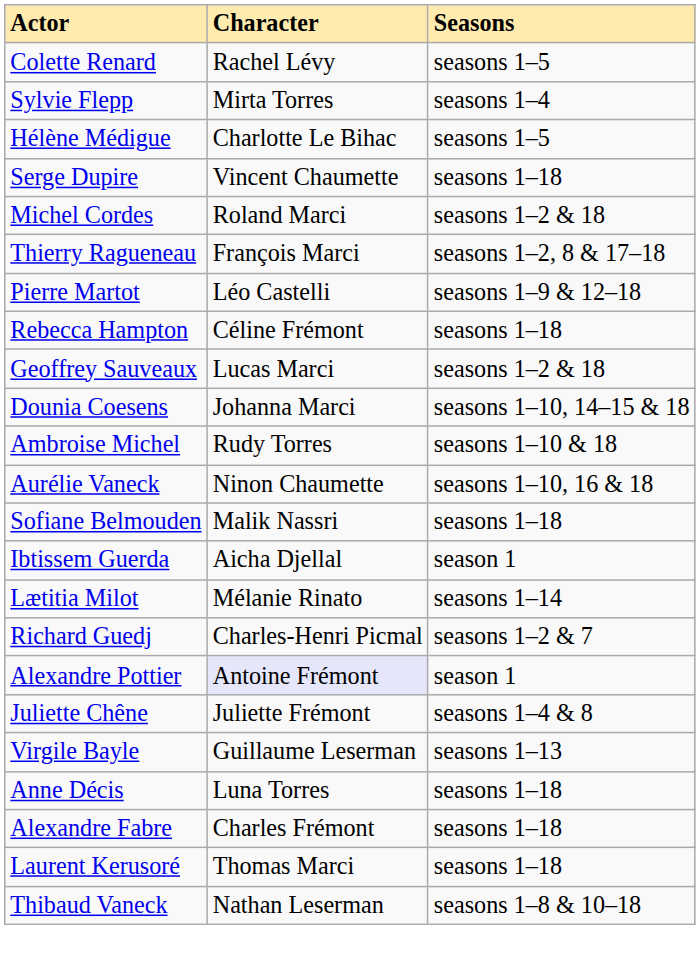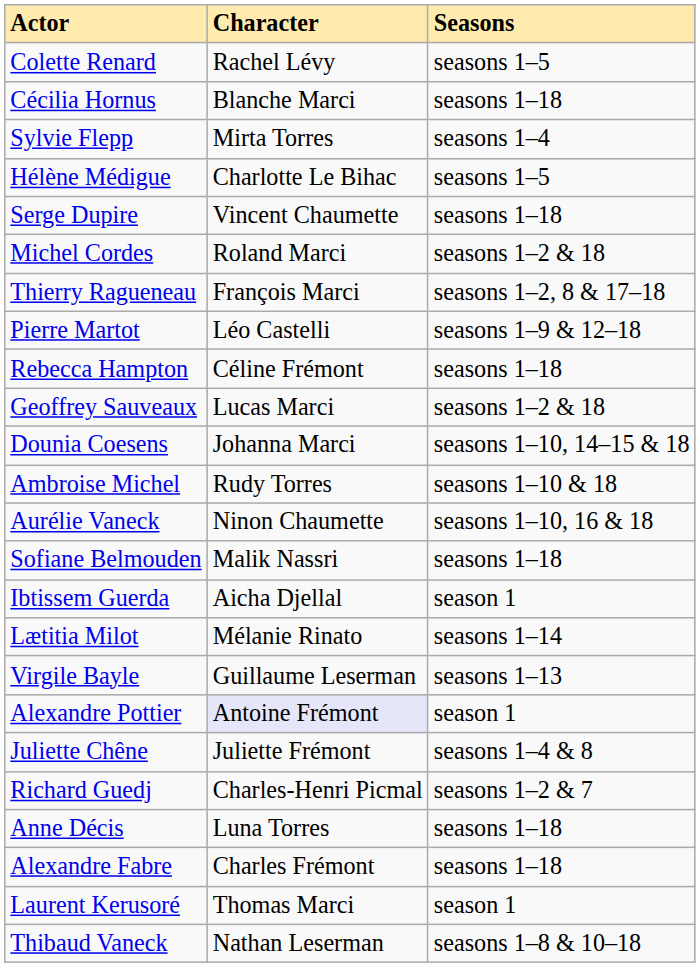+ row: (83, 100)
rows swapped: (81, 636) <-> (75, 751)
(498, 866) seasons 1–18 -> (475, 904) season 1
